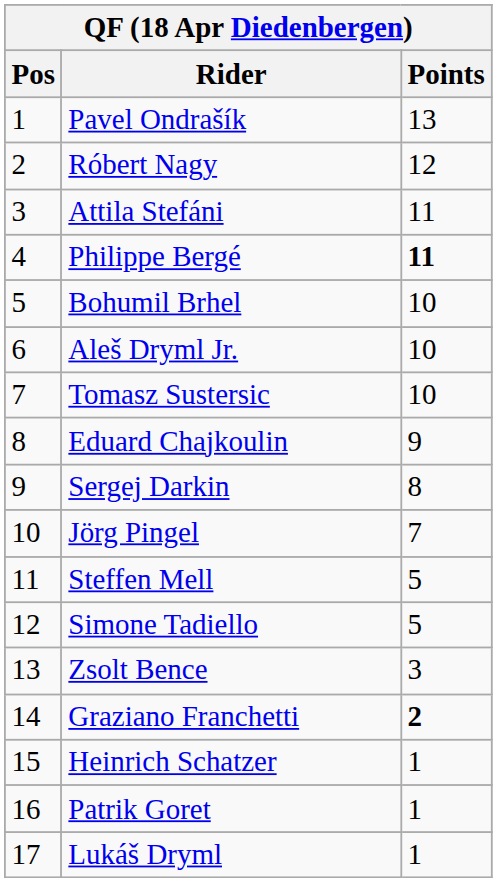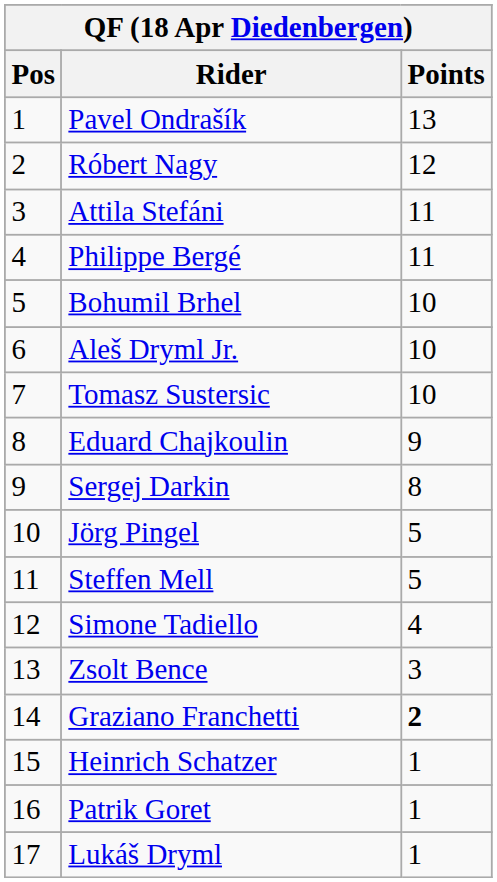(421, 257) bold -> (421, 257) normal
(415, 532) 7 -> (415, 532) 5
(415, 624) 5 -> (415, 624) 4
